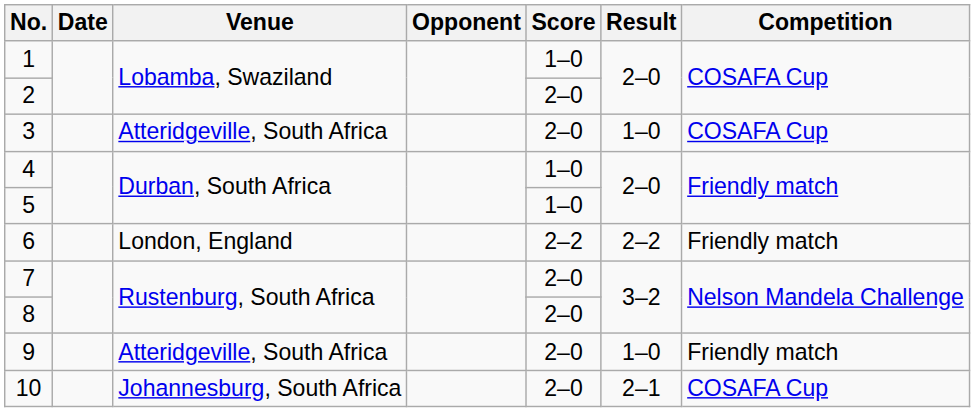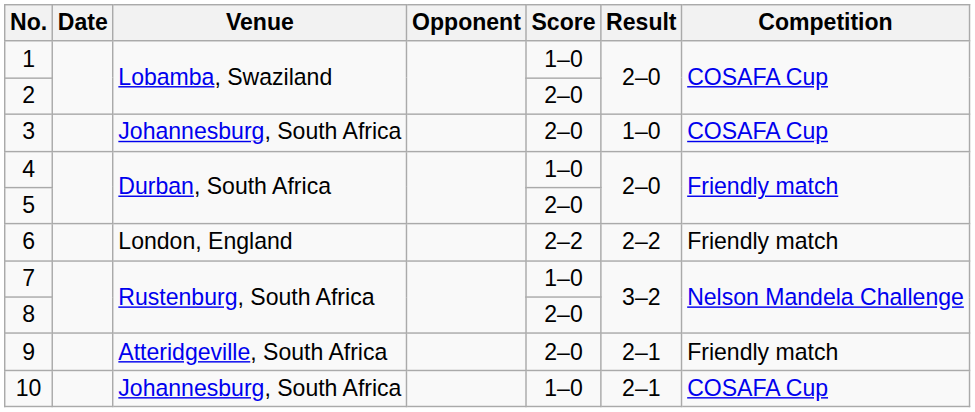(253, 132) Atteridgeville, South Africa -> (260, 132) Johannesburg, South Africa
(563, 205) 1–0 -> (563, 205) 2–0
(563, 278) 2–0 -> (563, 278) 1–0
(641, 351) 1–0 -> (641, 351) 2–1
(563, 388) 2–0 -> (563, 388) 1–0
